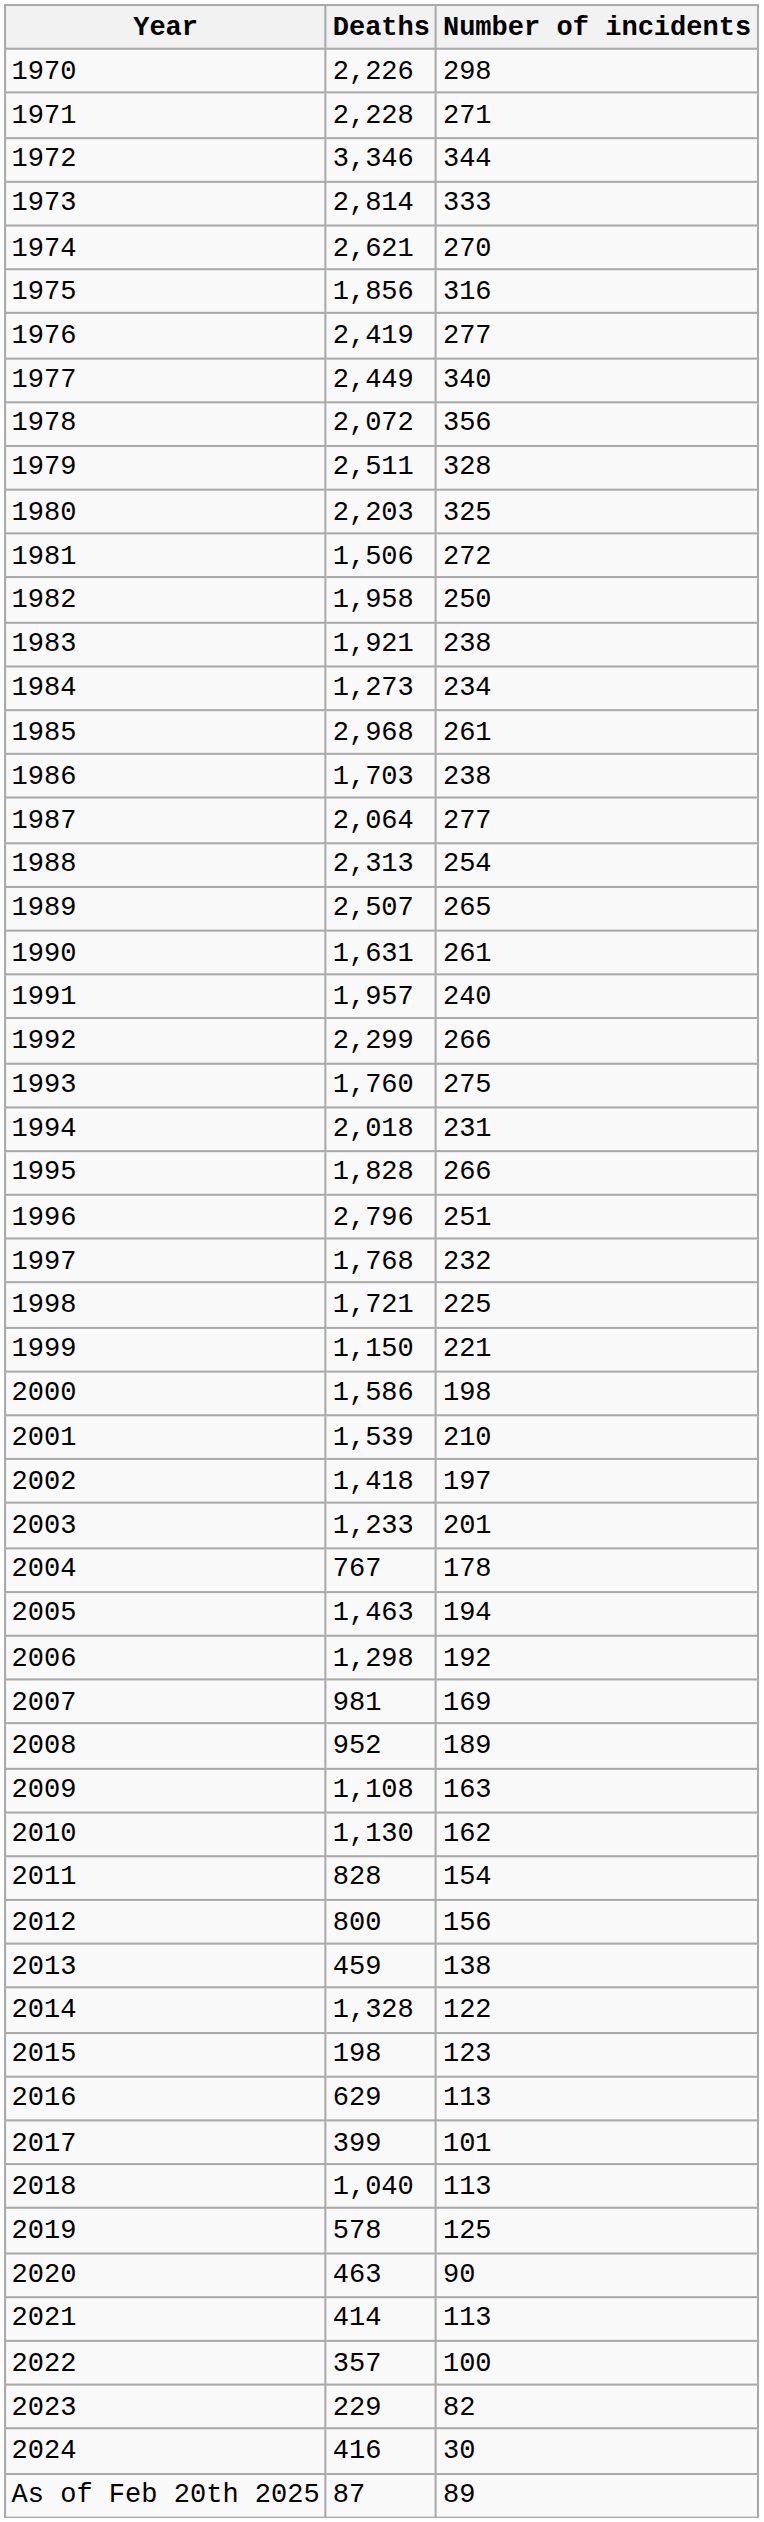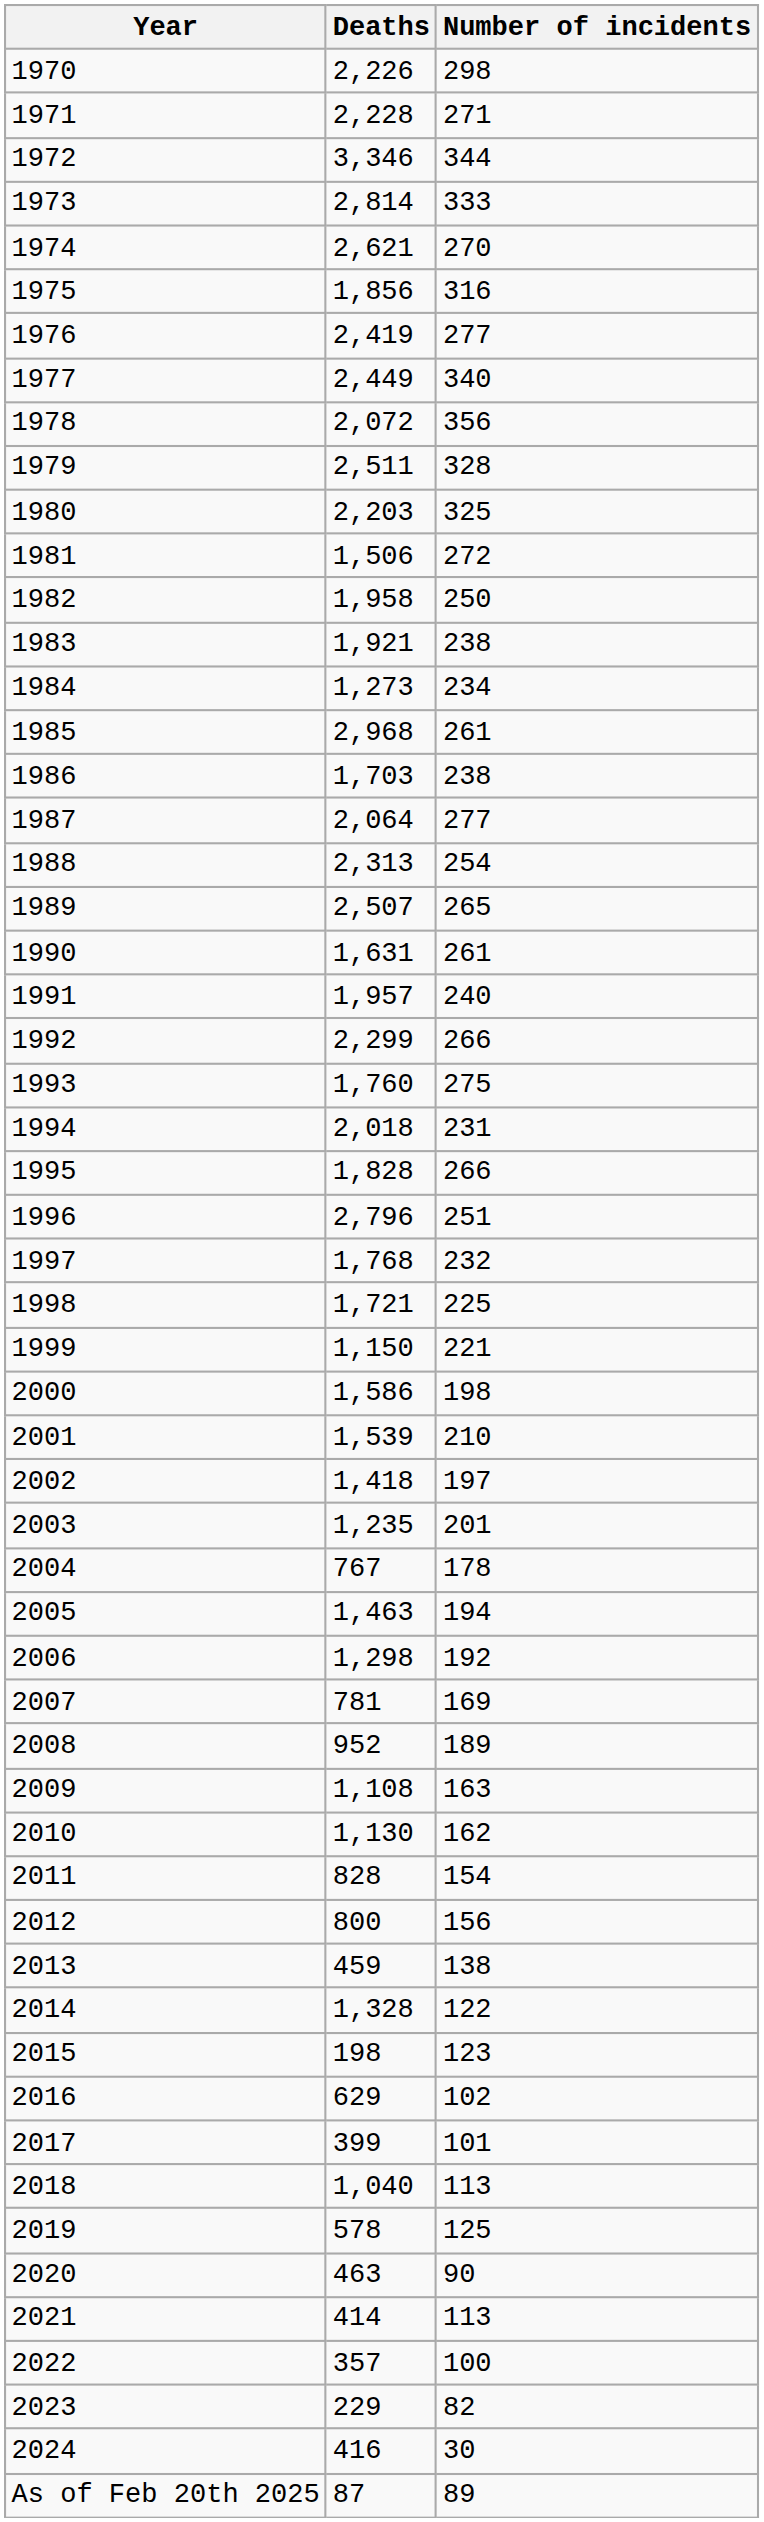(373, 1525) 1,233 -> (373, 1525) 1,235
(357, 1702) 981 -> (357, 1702) 781
(467, 2098) 113 -> (467, 2098) 102
